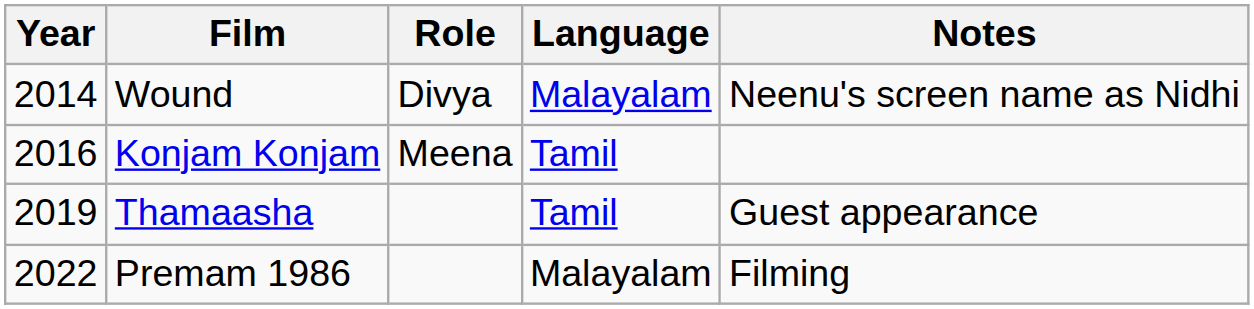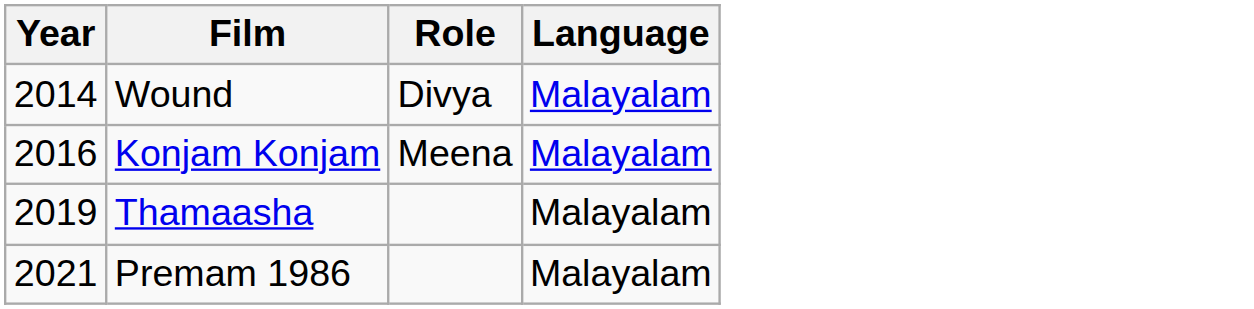- column: (984, 34)
(574, 153) Tamil -> (621, 153) Malayalam
(574, 213) Tamil -> (621, 213) Malayalam
(56, 272) 2022 -> (56, 272) 2021
